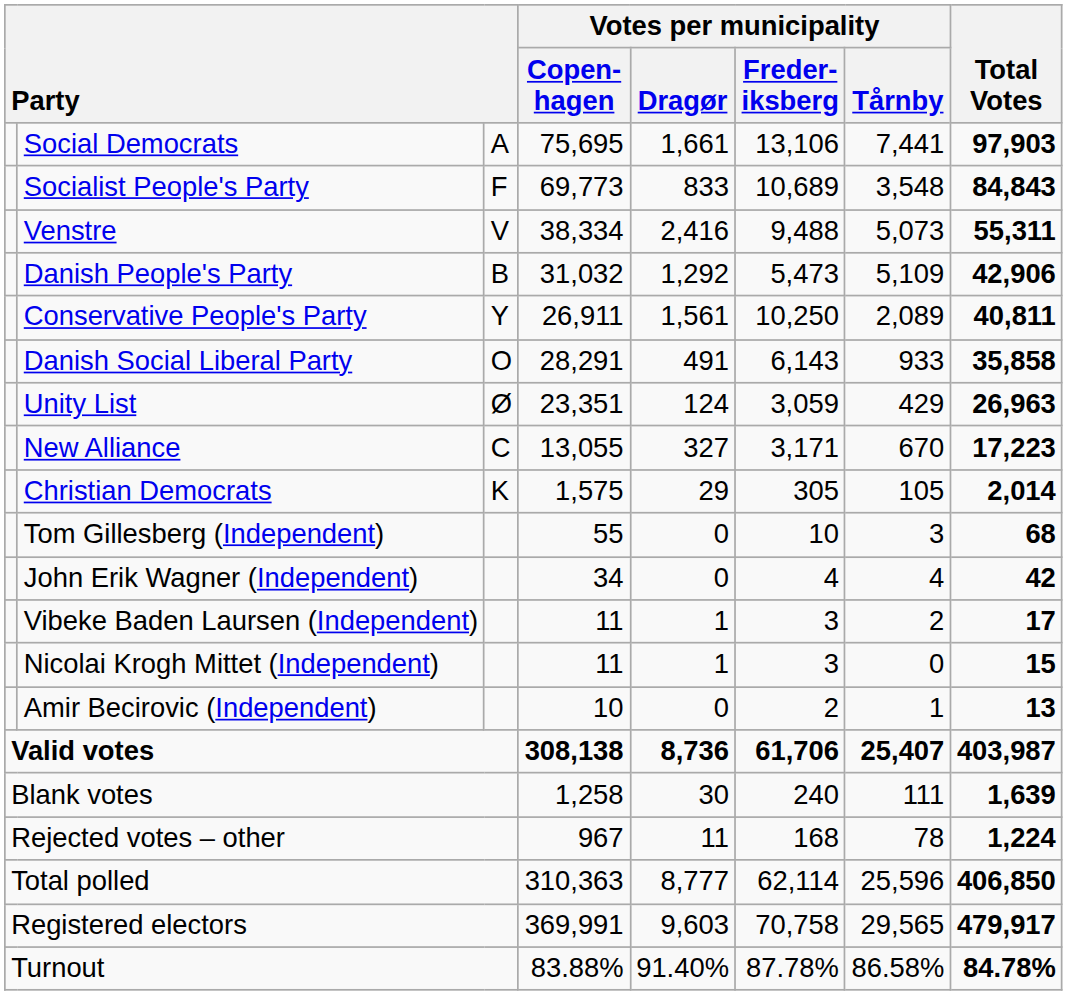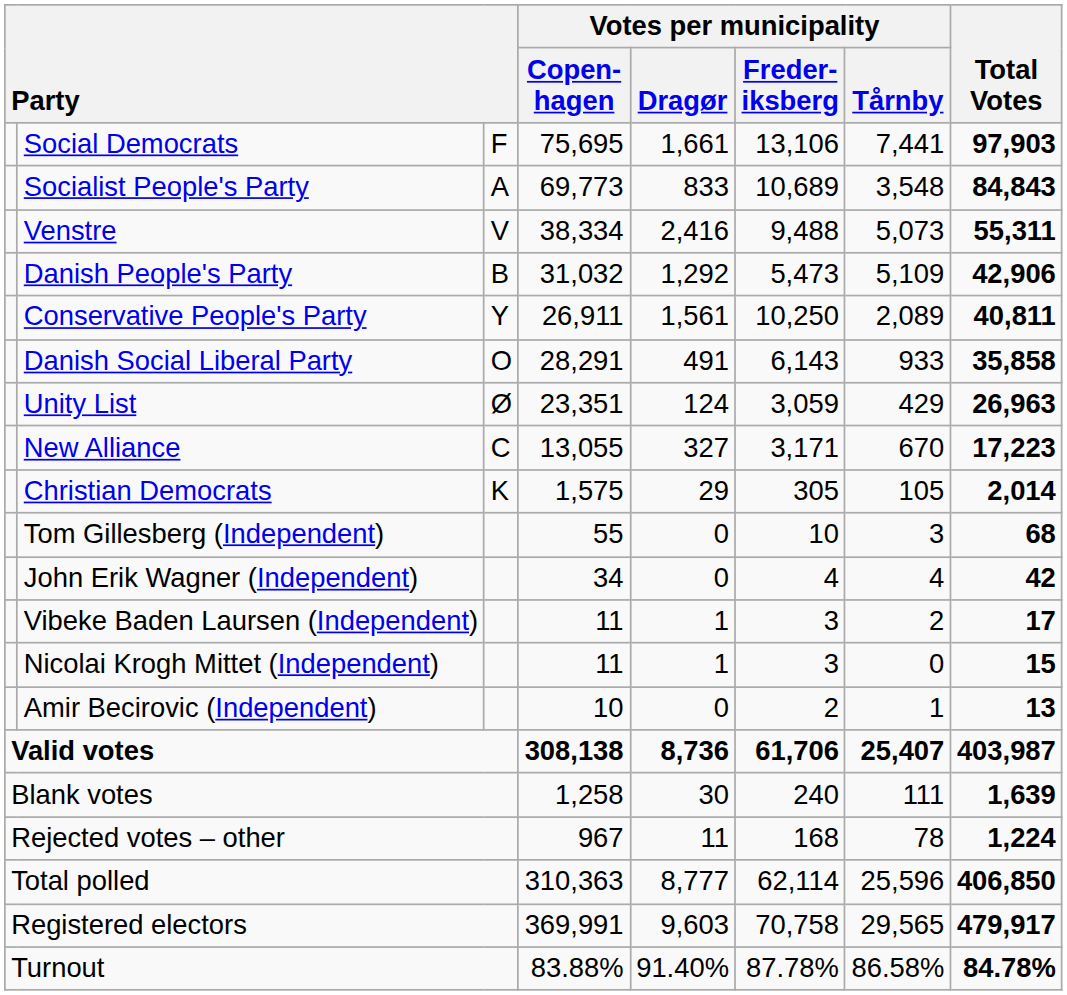(500, 143) A -> (499, 143) F
(499, 187) F -> (500, 187) A
